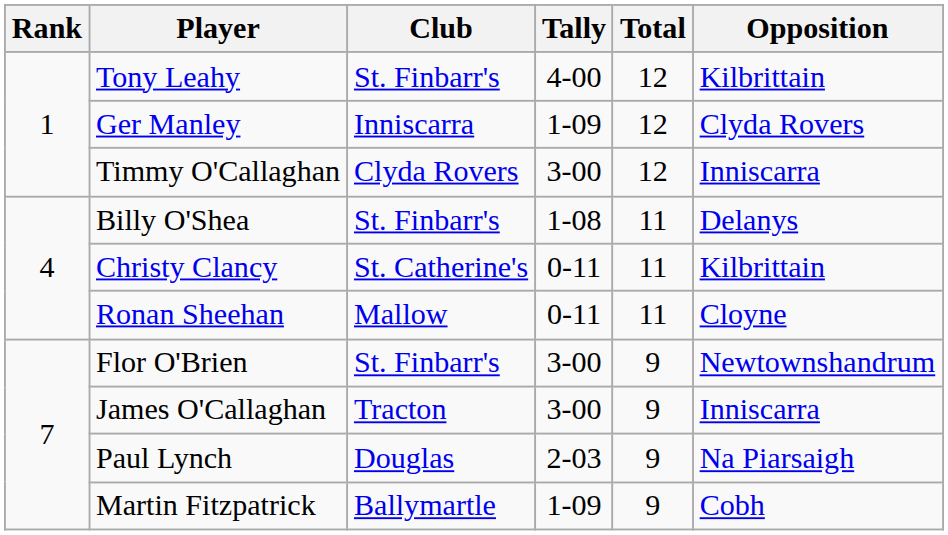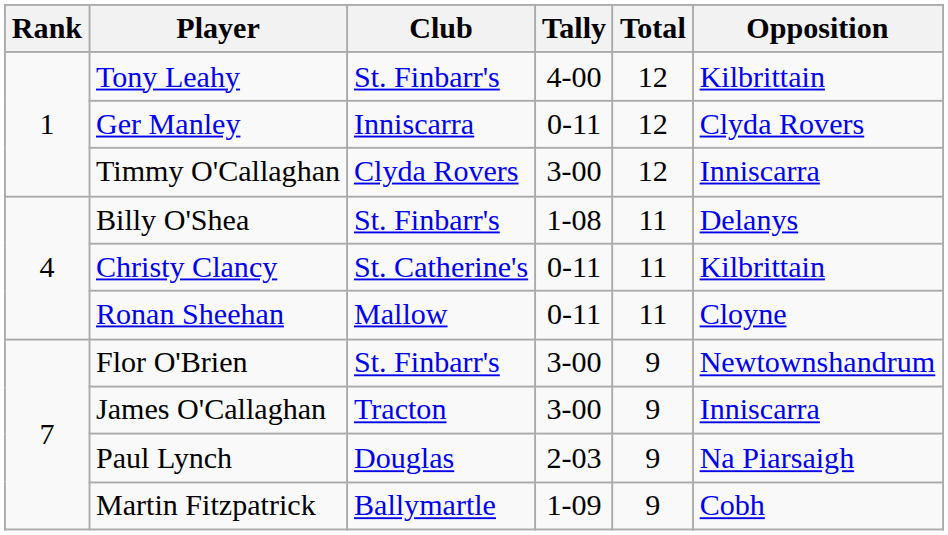(574, 123) 1-09 -> (574, 123) 0-11
